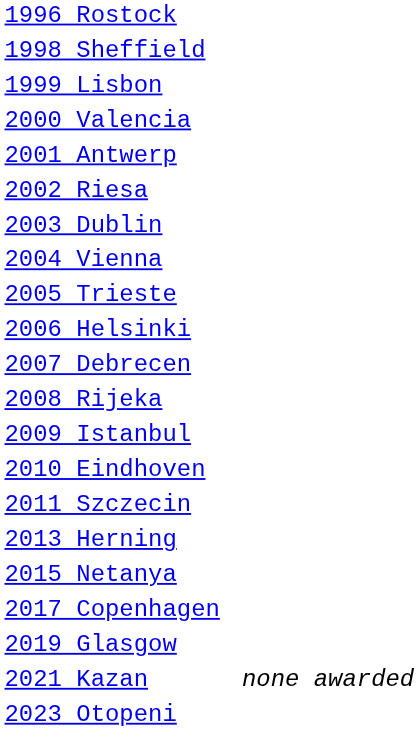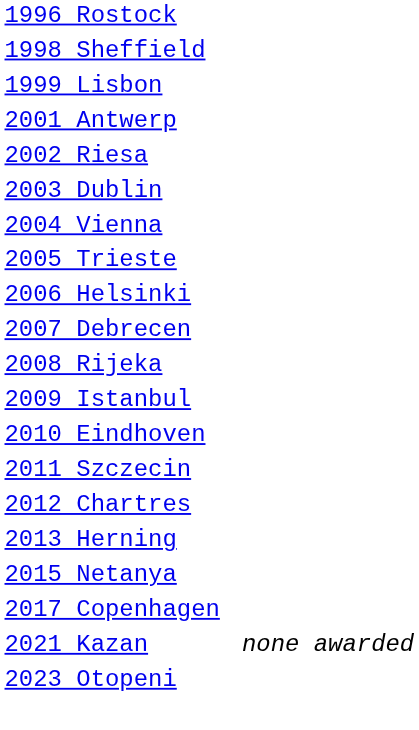- row: (98, 120)
+ row: (98, 505)
- row: (91, 645)
